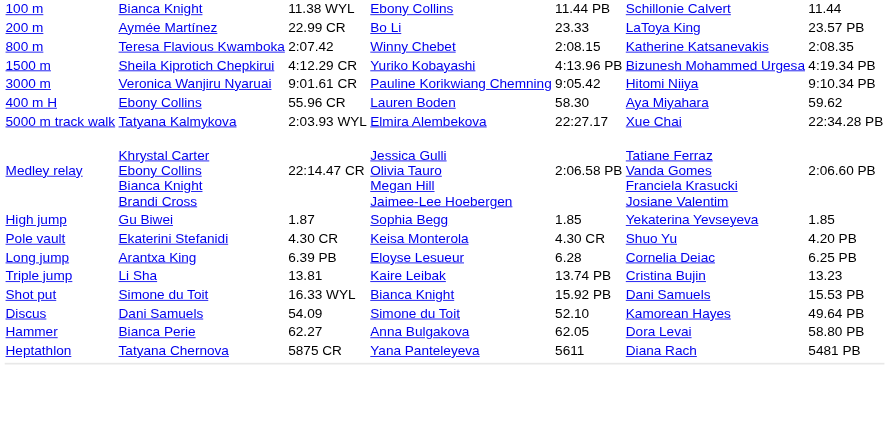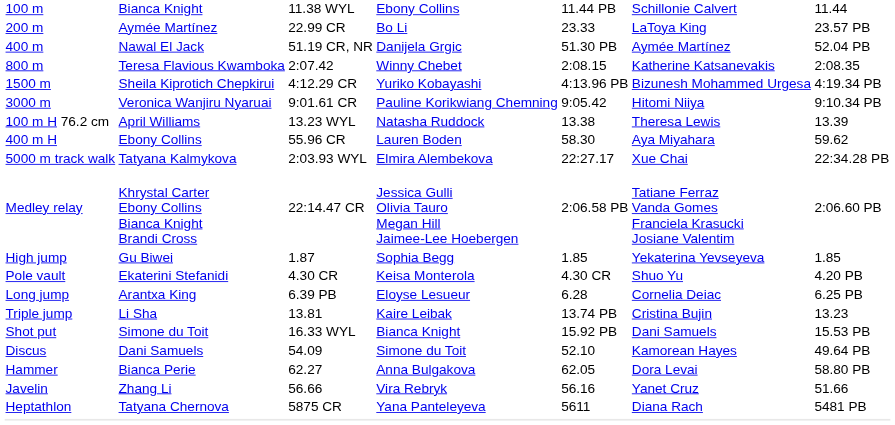+ row: (24, 46)
+ row: (57, 121)
+ row: (27, 388)
